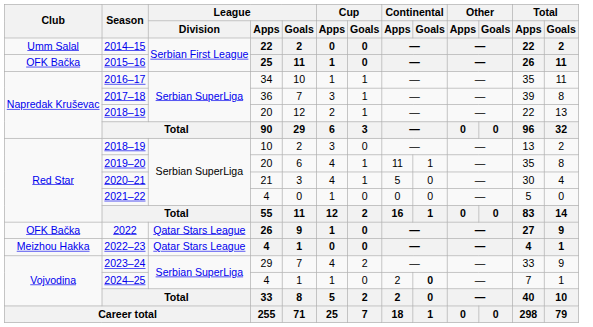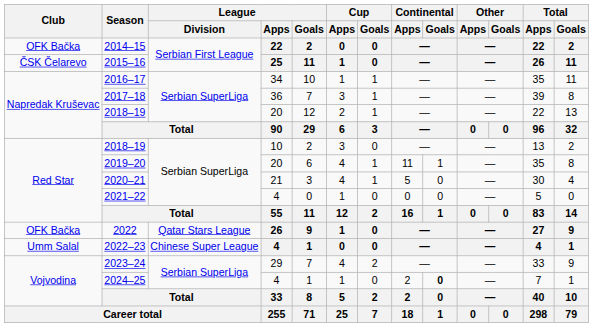(53, 46) Umm Salal -> (53, 46) OFK Bačka
(53, 63) OFK Bačka -> (53, 63) ČSK Čelarevo
(53, 247) Meizhou Hakka -> (53, 247) Umm Salal
(199, 247) Qatar Stars League -> (204, 247) Chinese Super League
